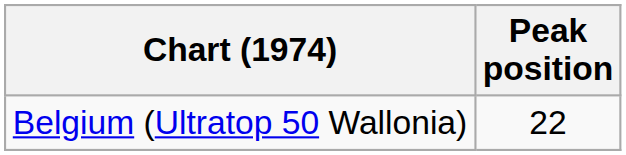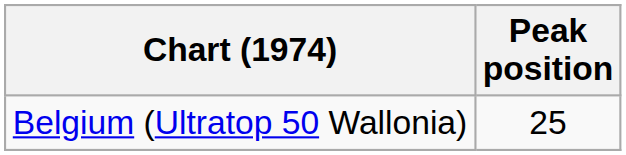(548, 122) 22 -> (548, 122) 25
